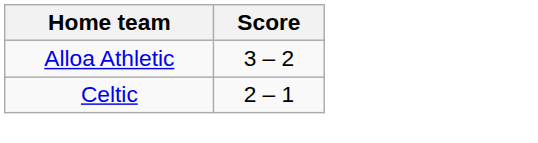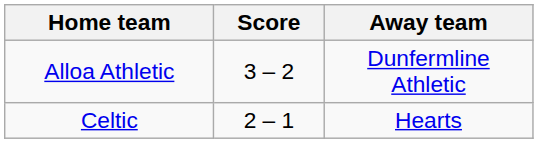+ column: (428, 22)
